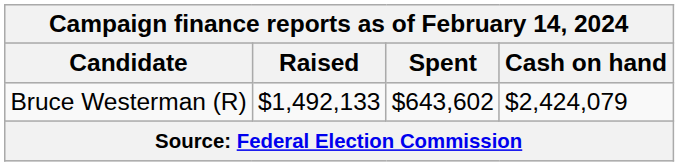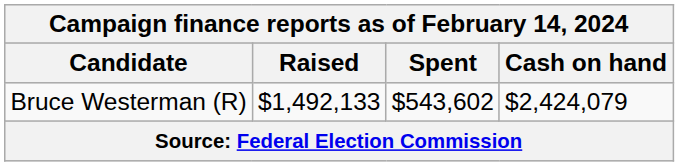(443, 101) $643,602 -> (443, 101) $543,602
